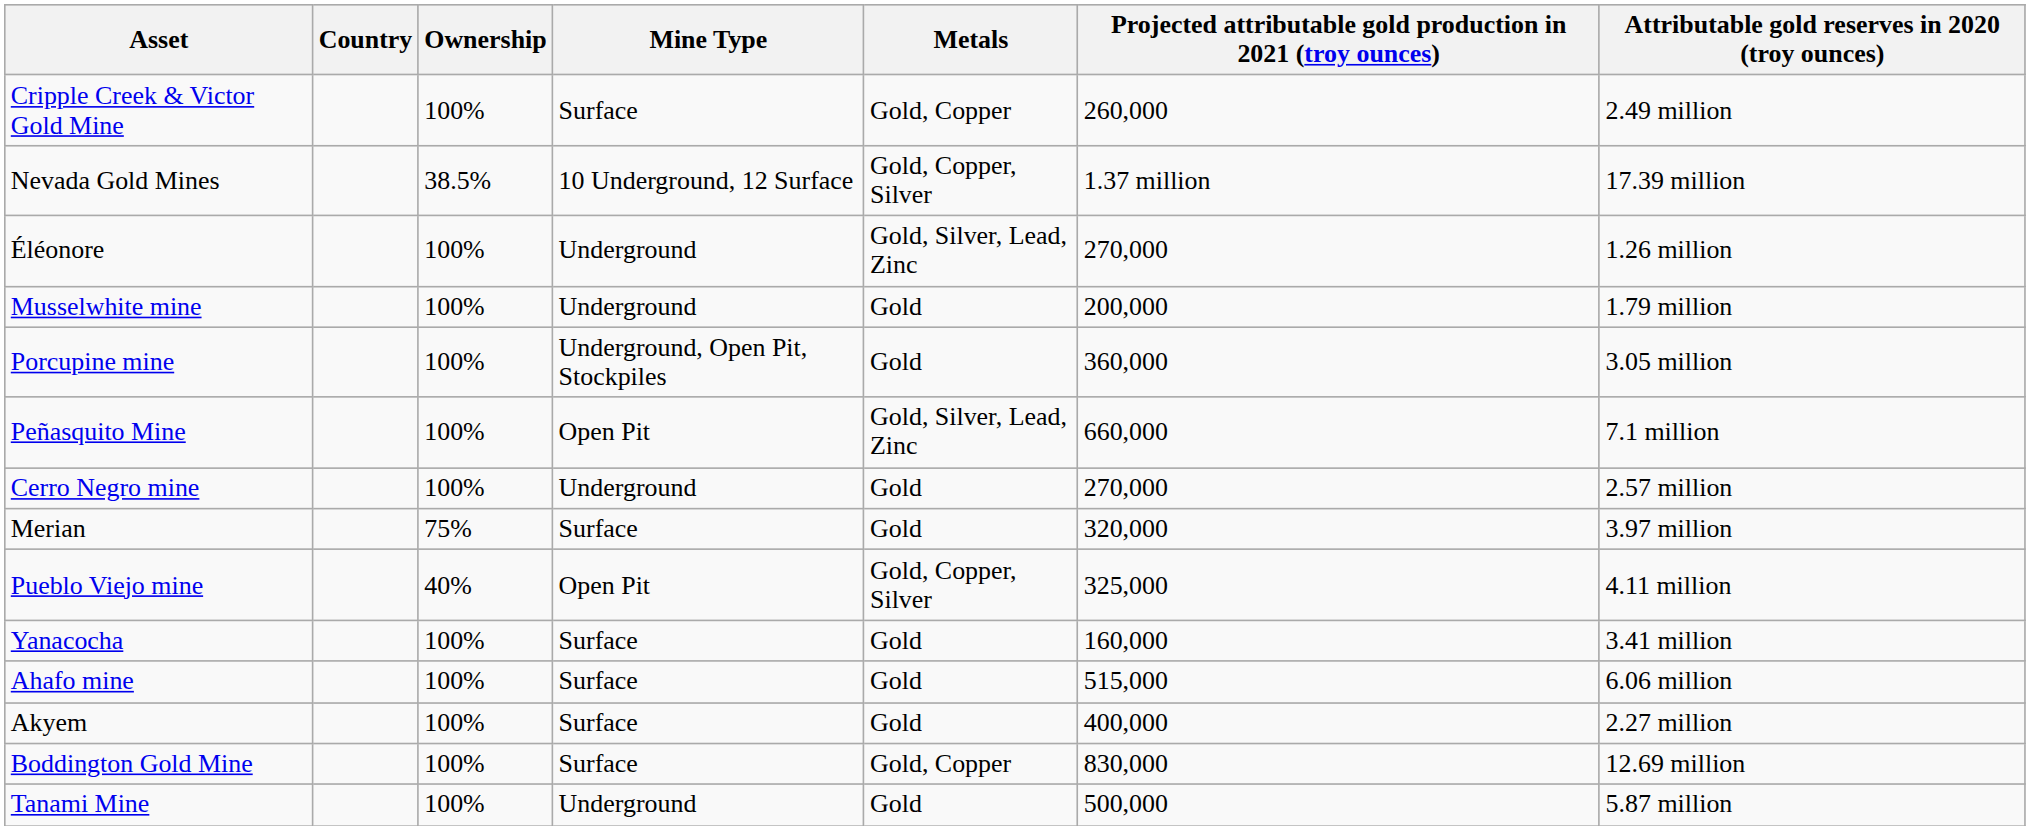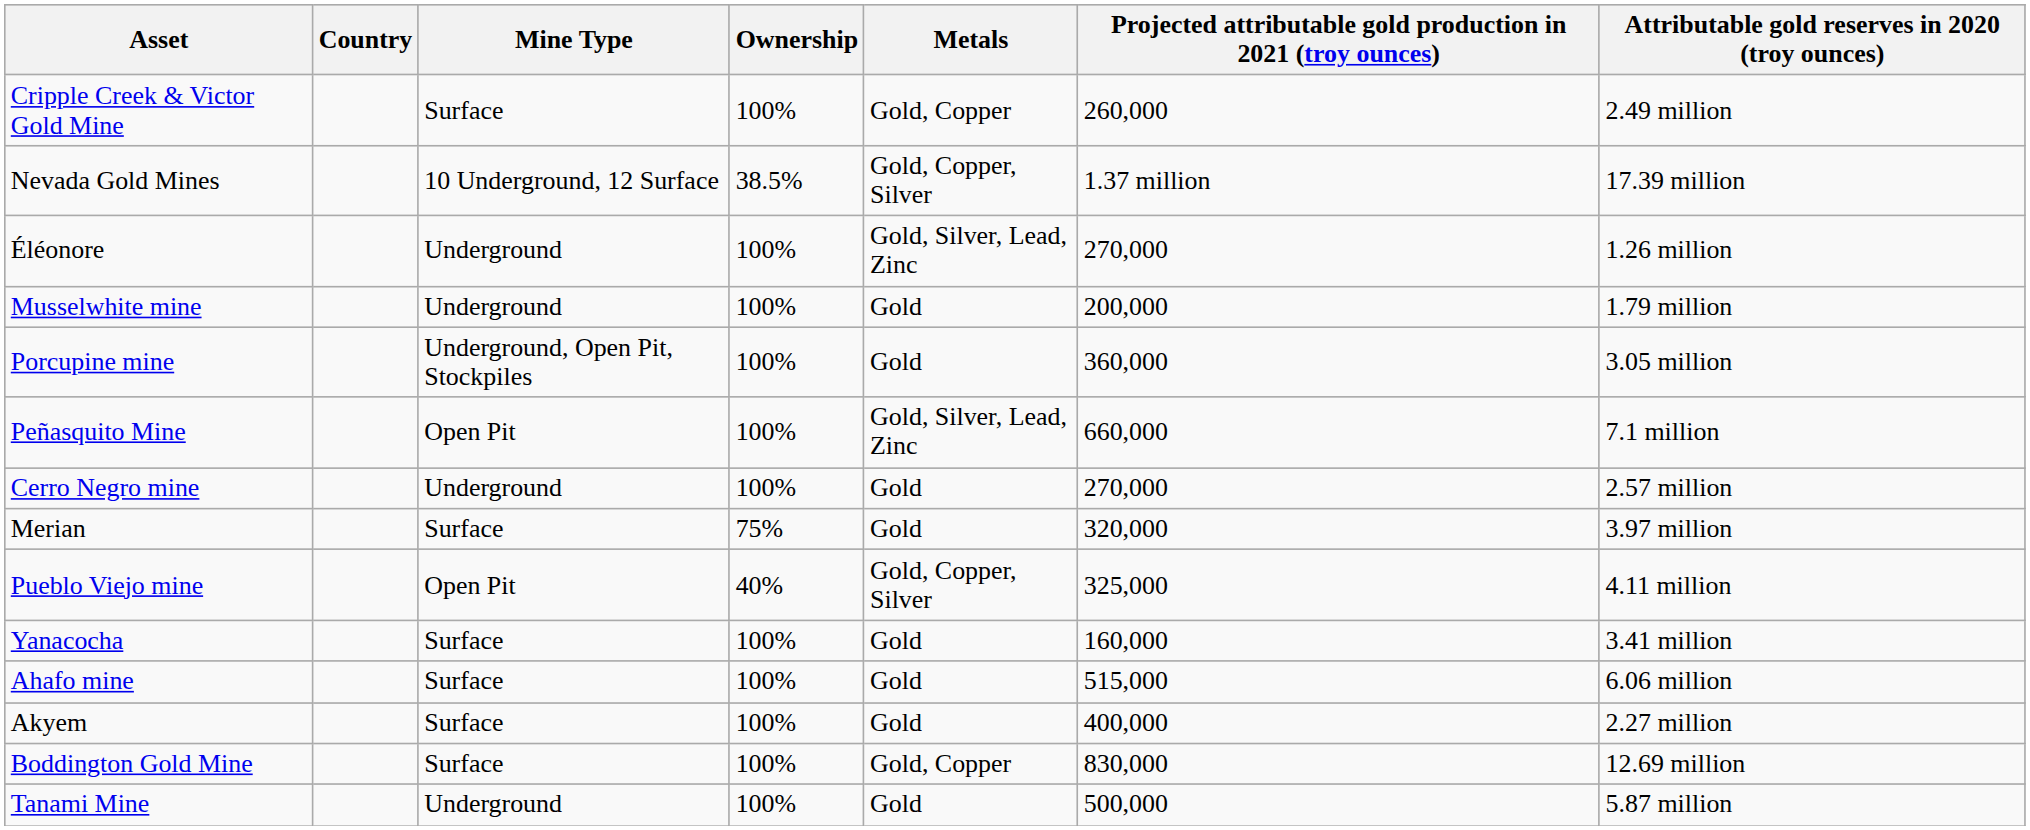columns swapped: (485, 39) <-> (708, 39)
